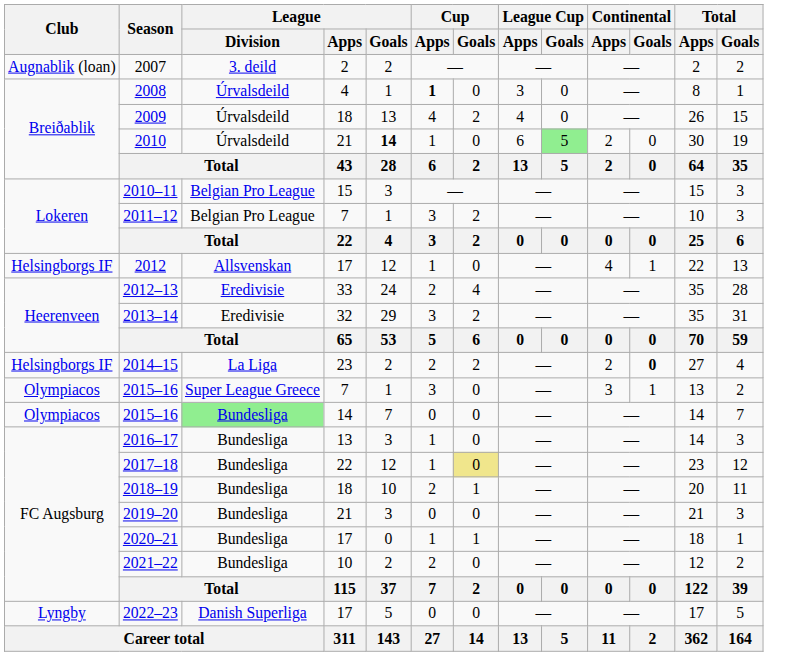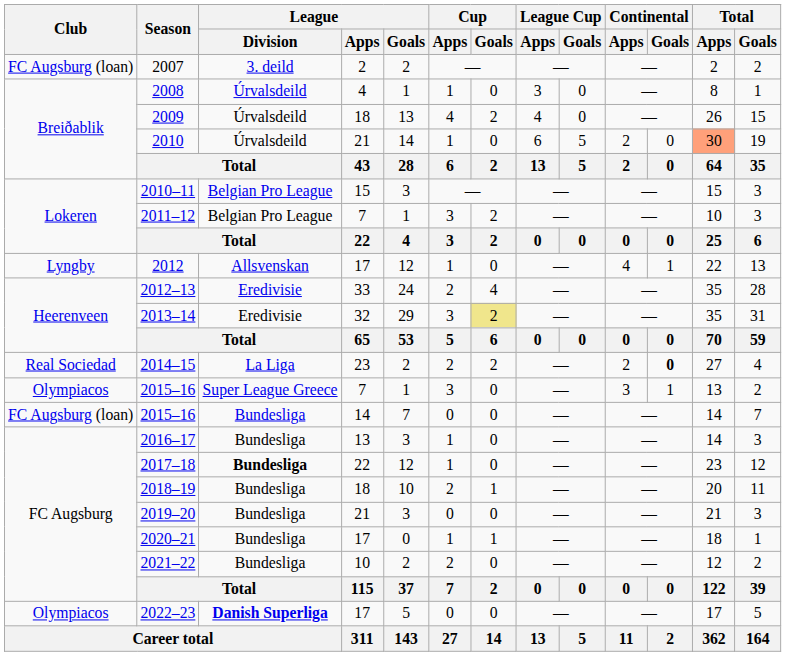(62, 66) Augnablik (loan) -> (71, 66) FC Augsburg (loan)
(432, 91) bold -> (450, 91) normal
(388, 141) bold -> (406, 141) normal
(565, 141) lightgreen background -> (582, 141) no background
(696, 141) no background -> (714, 141) lightsalmon background
(62, 265) Helsingborgs IF -> (71, 265) Lyngby
(476, 315) no background -> (494, 315) khaki background
(62, 365) Helsingborgs IF -> (71, 365) Real Sociedad
(62, 414) Olympiacos -> (71, 414) FC Augsburg (loan)
(252, 414) lightgreen background -> (270, 414) no background
(252, 464) normal -> (270, 464) bold
(476, 464) khaki background -> (494, 464) no background
(62, 613) Lyngby -> (71, 613) Olympiacos
(252, 613) normal -> (270, 613) bold
